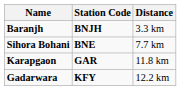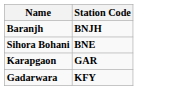- column: (154, 12)
